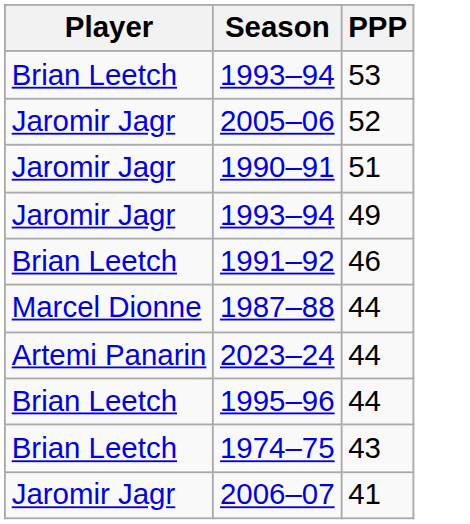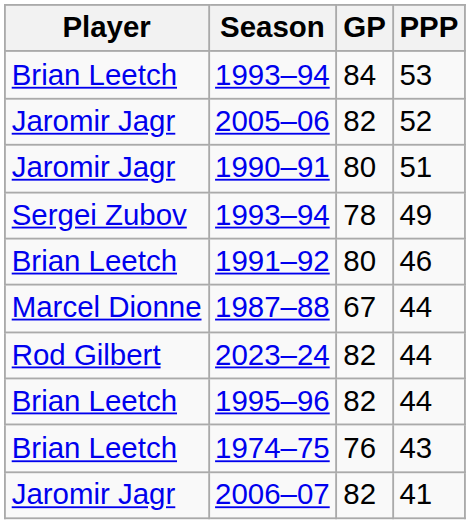+ column: (365, 27)
(93, 214) Jaromir Jagr -> (99, 214) Sergei Zubov
(109, 354) Artemi Panarin -> (86, 354) Rod Gilbert
